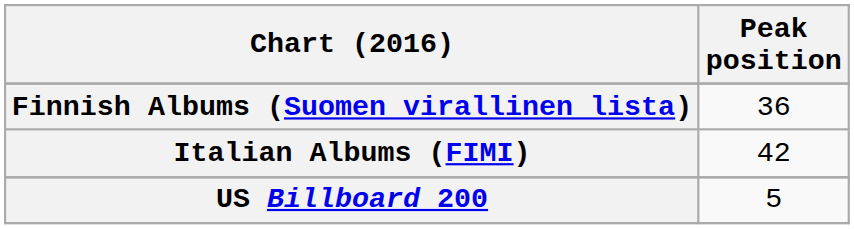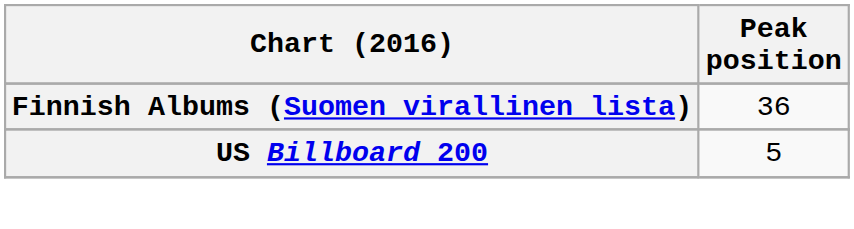- row: (352, 153)
